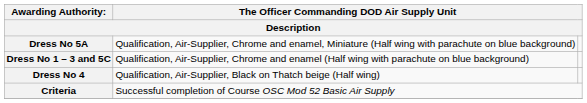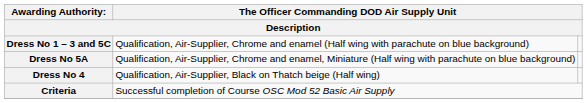rows swapped: (59, 59) <-> (59, 43)
